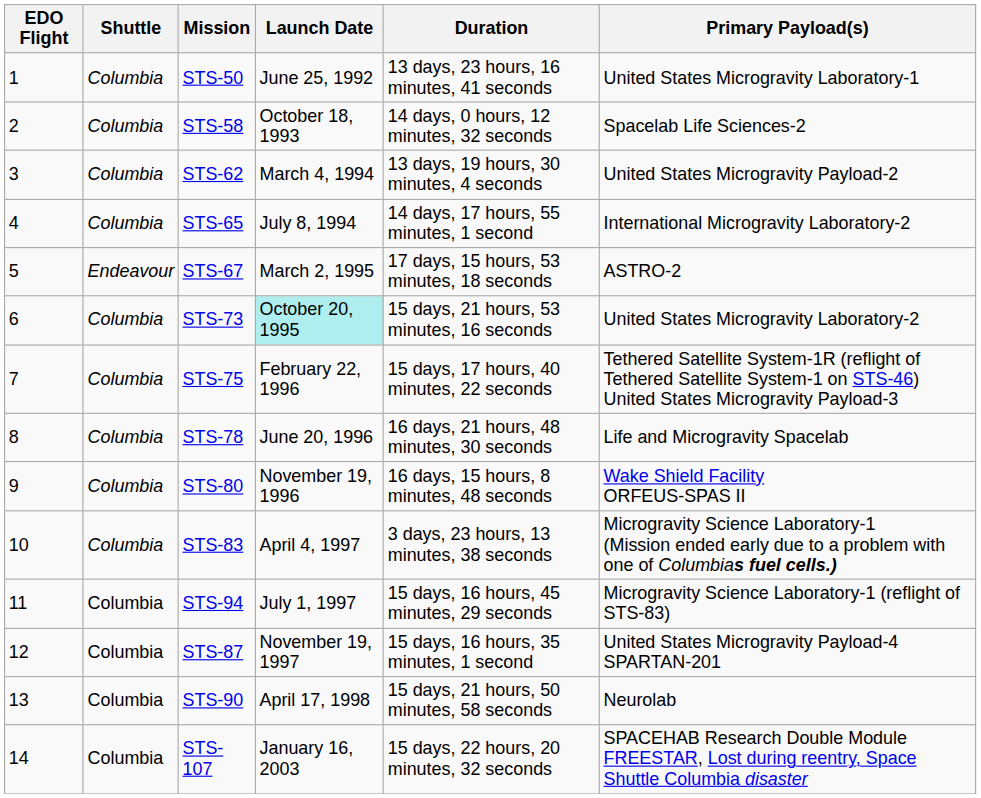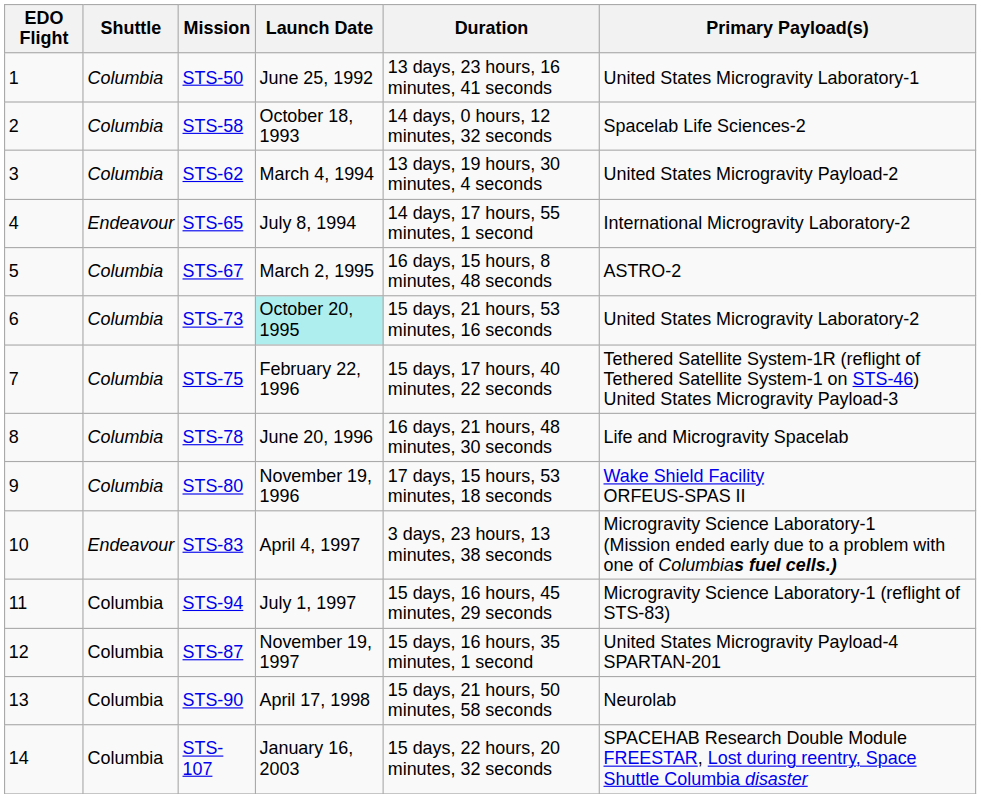(125, 223) Columbia -> (131, 223) Endeavour
(131, 271) Endeavour -> (125, 271) Columbia
(474, 271) 17 days, 15 hours, 53 minutes, 18 seconds -> (470, 271) 16 days, 15 hours, 8 minutes, 48 seconds
(470, 486) 16 days, 15 hours, 8 minutes, 48 seconds -> (474, 486) 17 days, 15 hours, 53 minutes, 18 seconds
(125, 544) Columbia -> (131, 544) Endeavour
